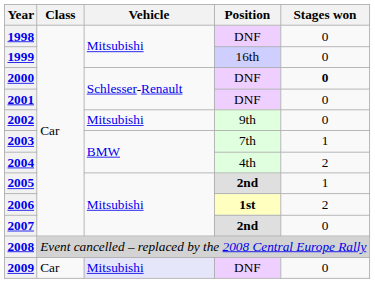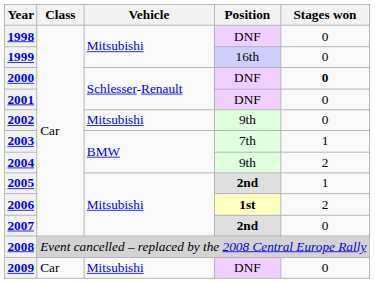(247, 162) 4th -> (247, 162) 9th
(115, 267) lavender background -> (115, 267) no background
